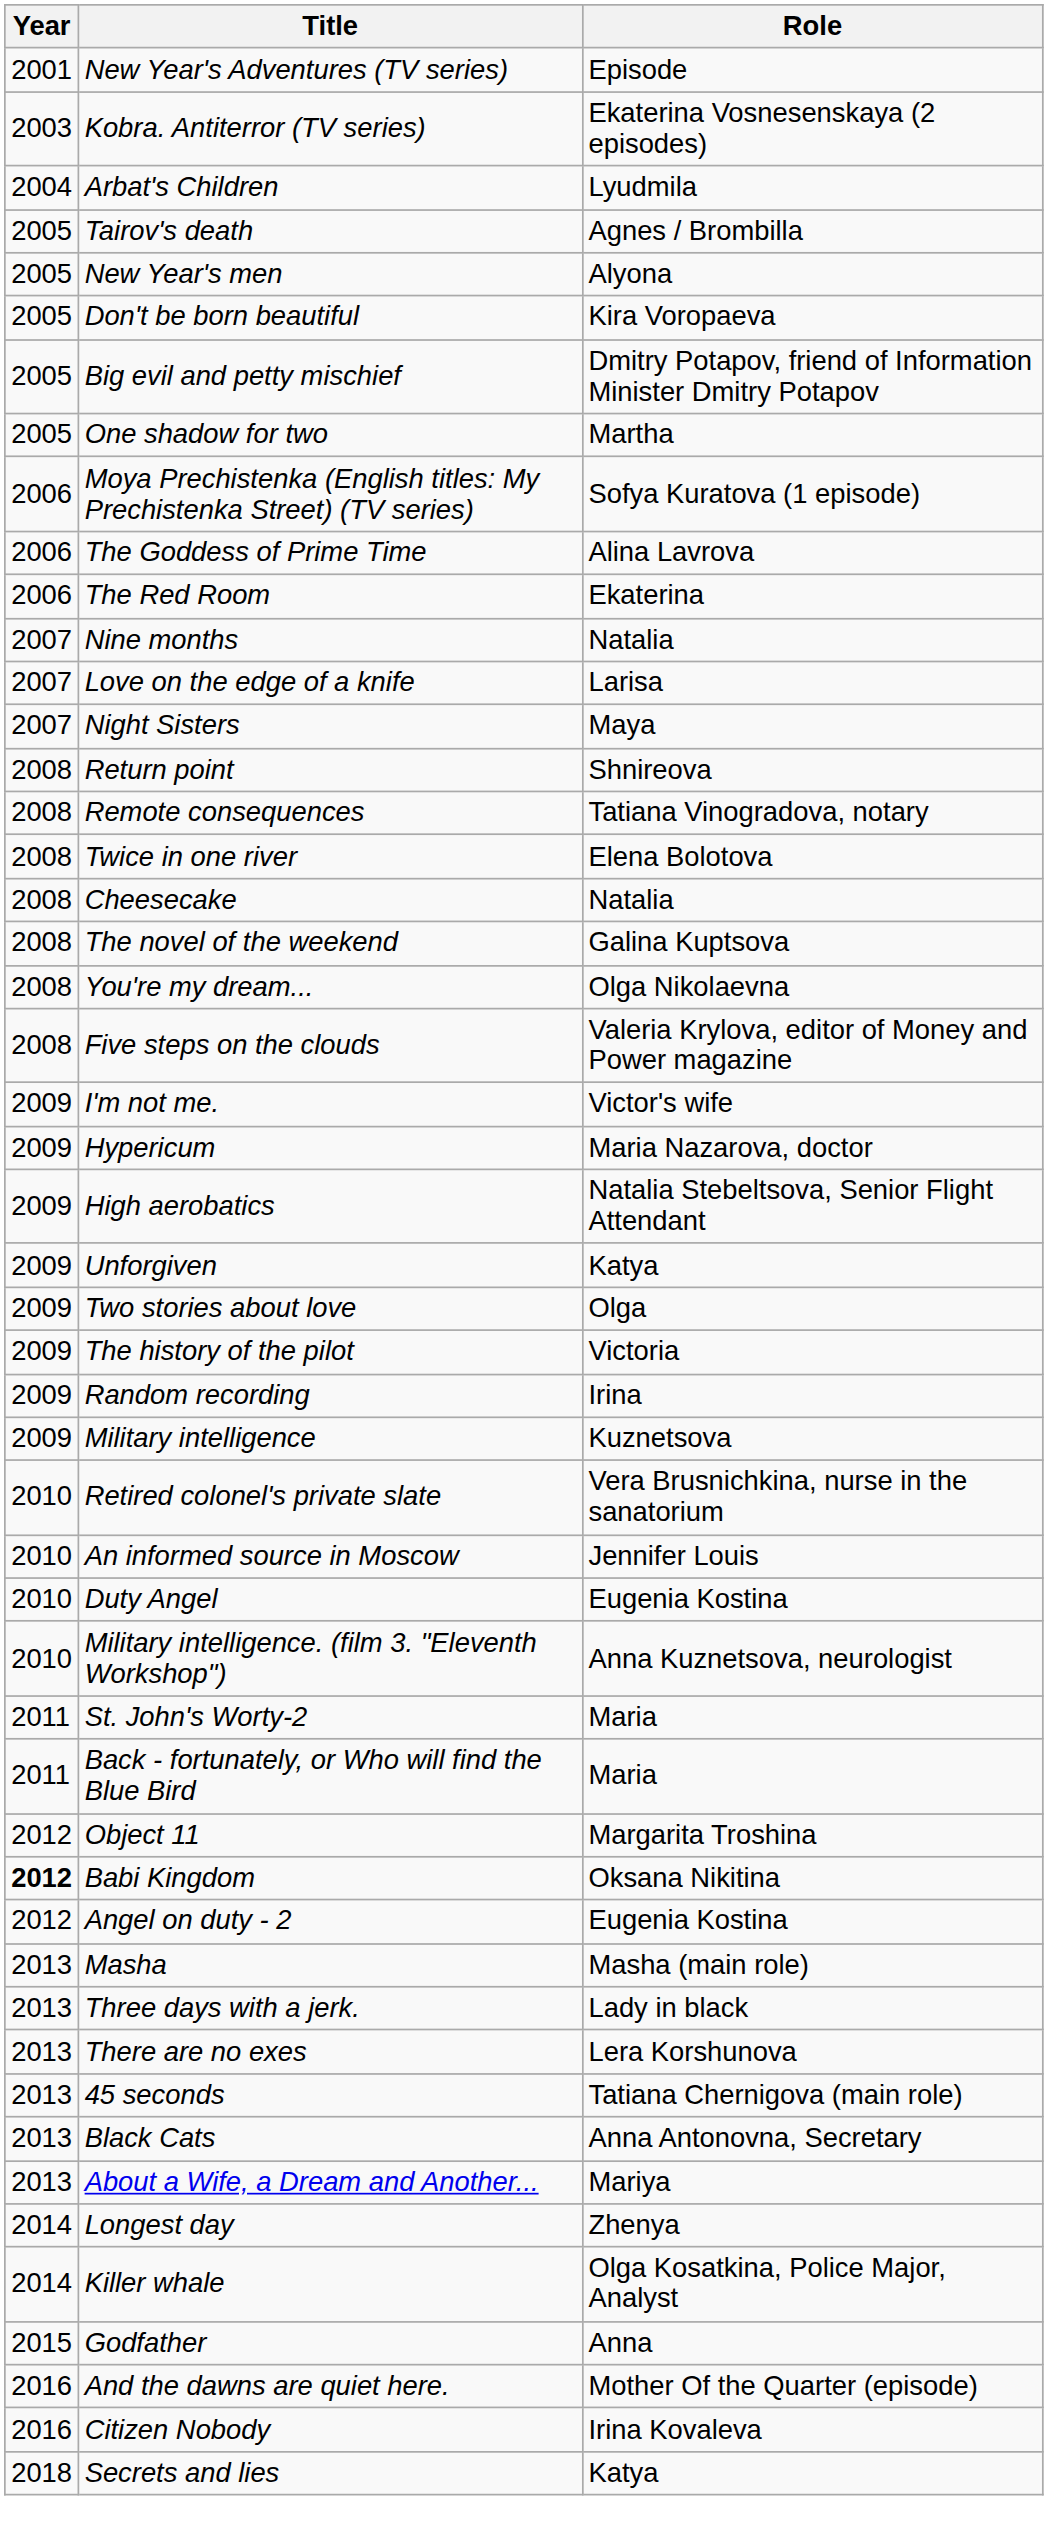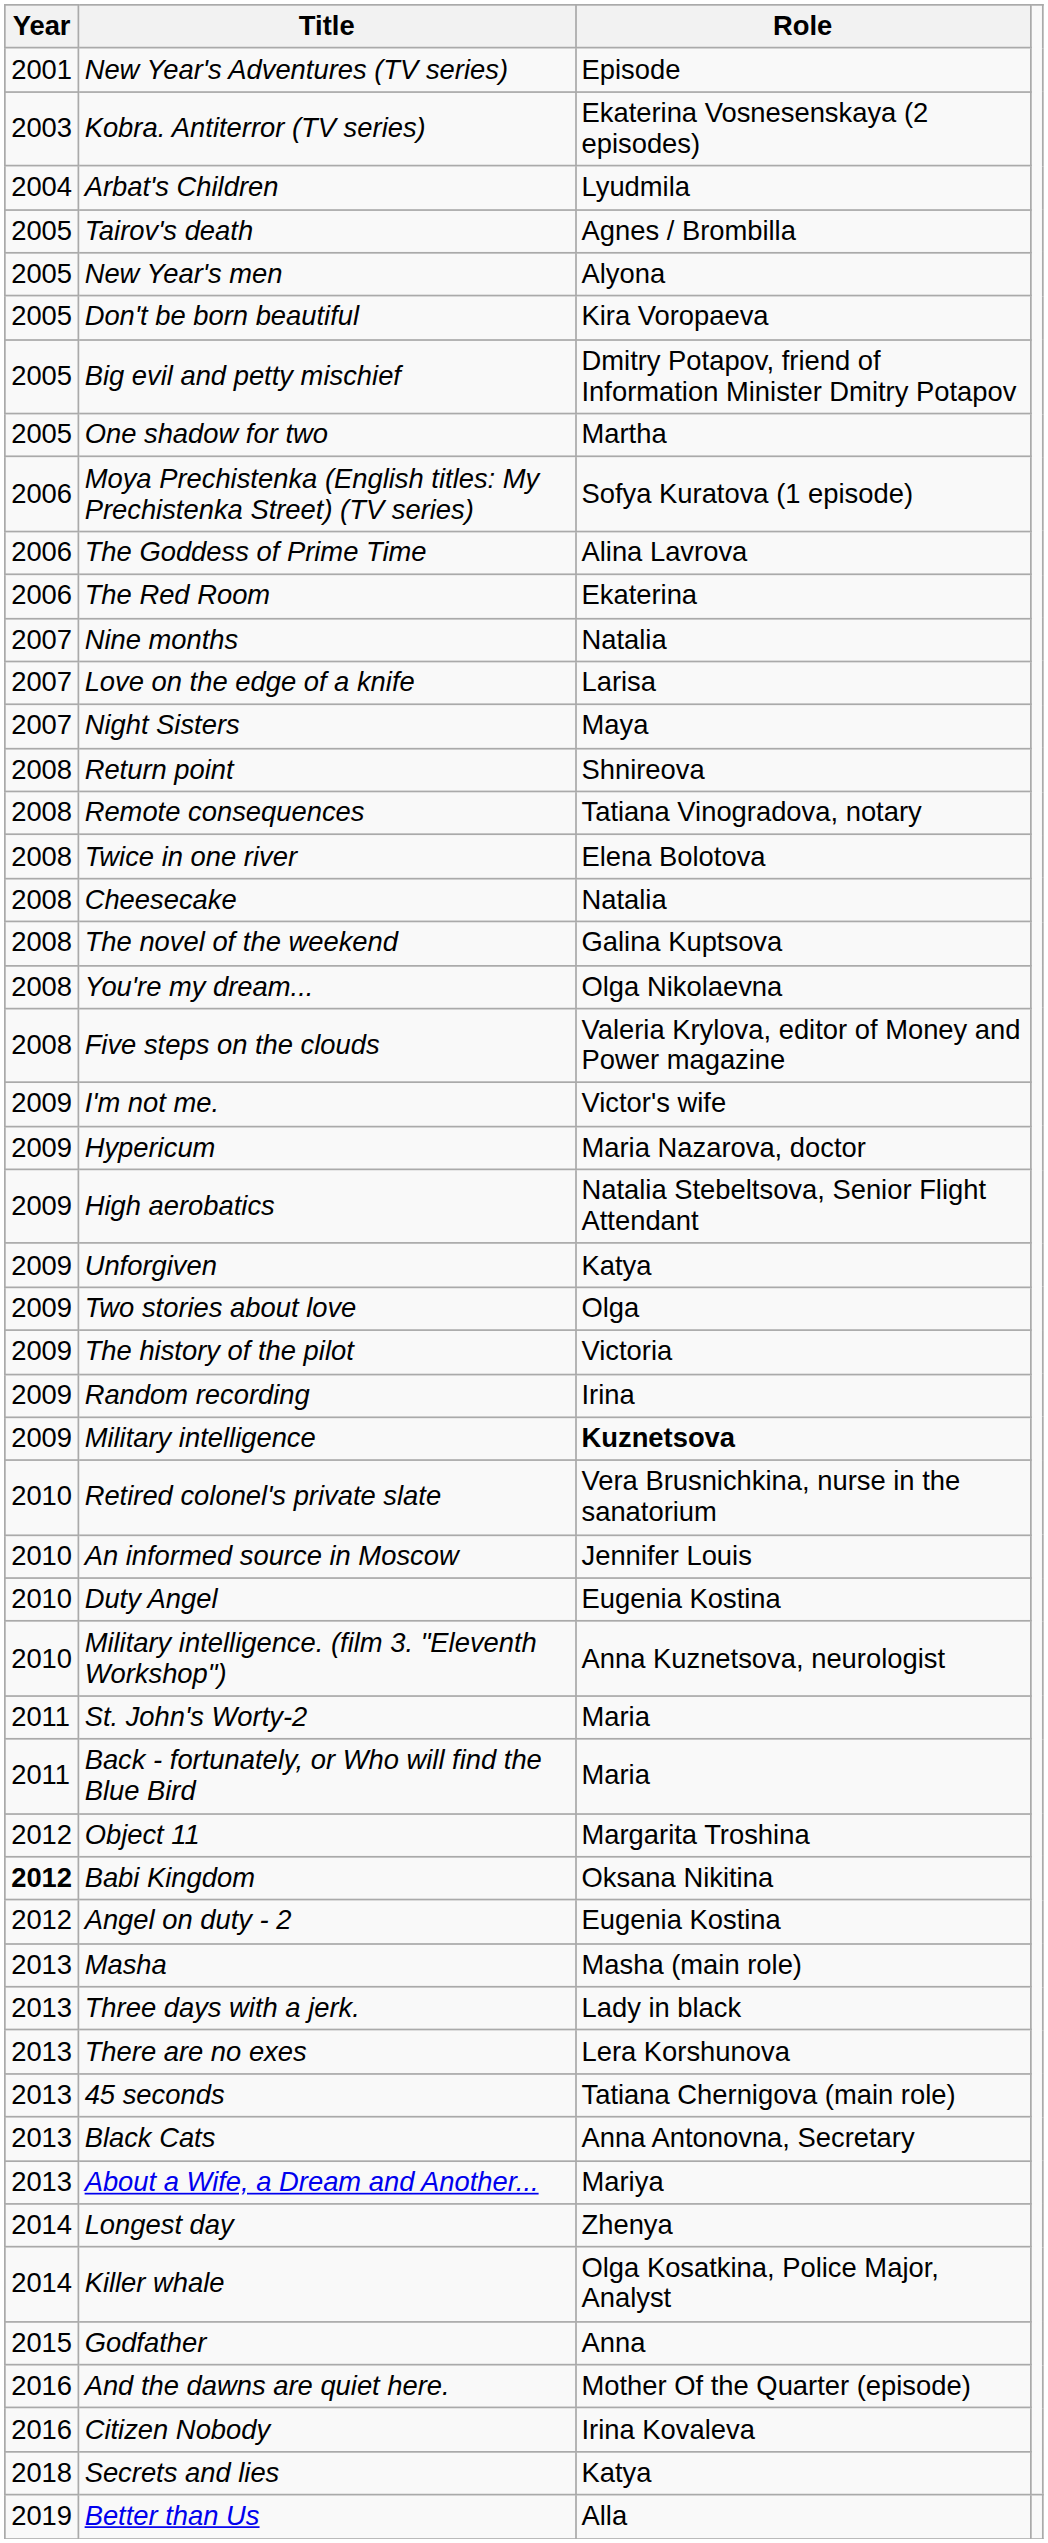(660, 1438) normal -> (658, 1438) bold
+ row: (172, 2516)
